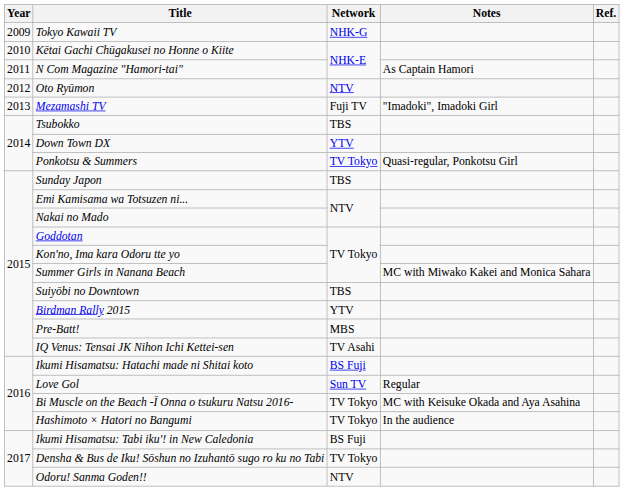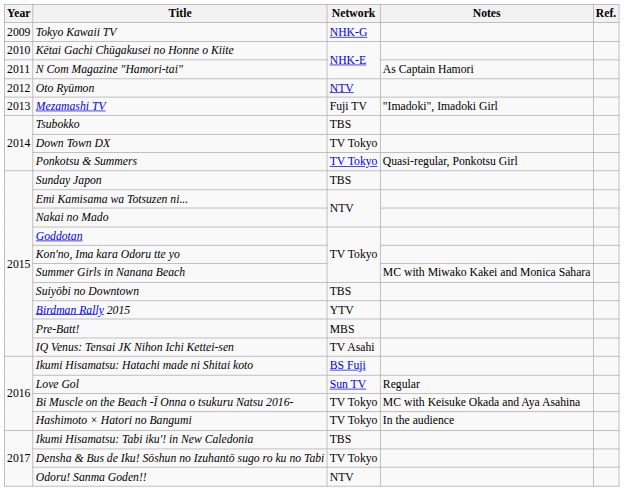(342, 143) YTV -> (354, 143) TV Tokyo
(348, 439) BS Fuji -> (340, 439) TBS
